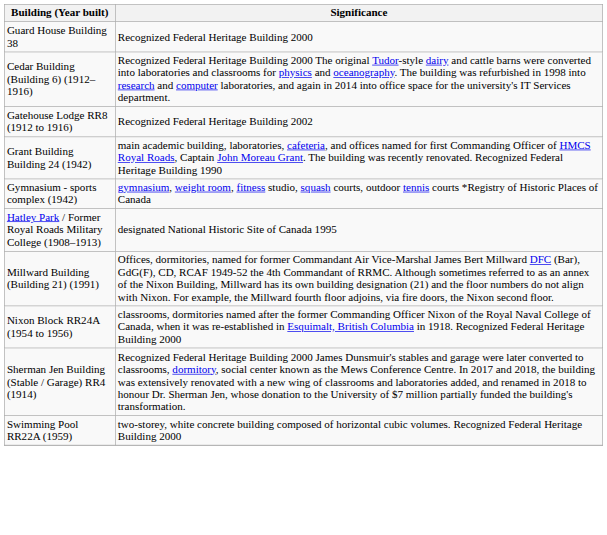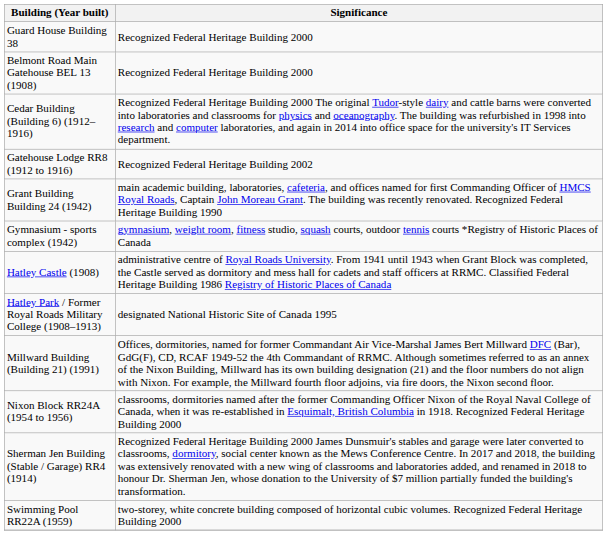+ row: (52, 73)
+ row: (53, 272)
